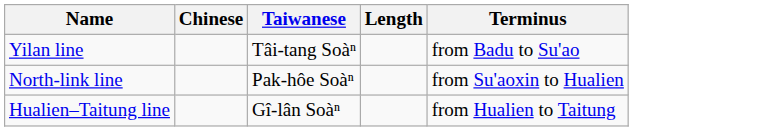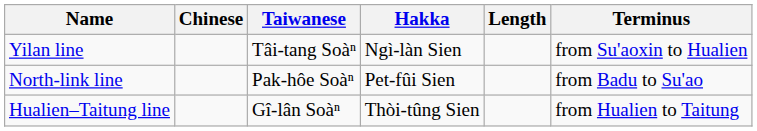+ column: (422, 19)
(506, 49) from Badu to Su'ao -> (651, 49) from Su'aoxin to Hualien
(528, 79) from Su'aoxin to Hualien -> (629, 79) from Badu to Su'ao
